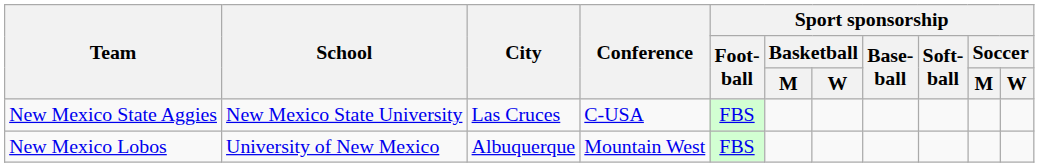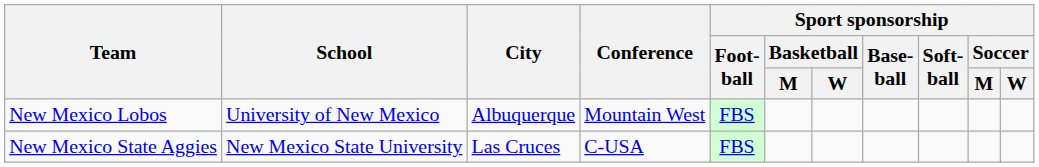rows swapped: (88, 146) <-> (113, 114)
